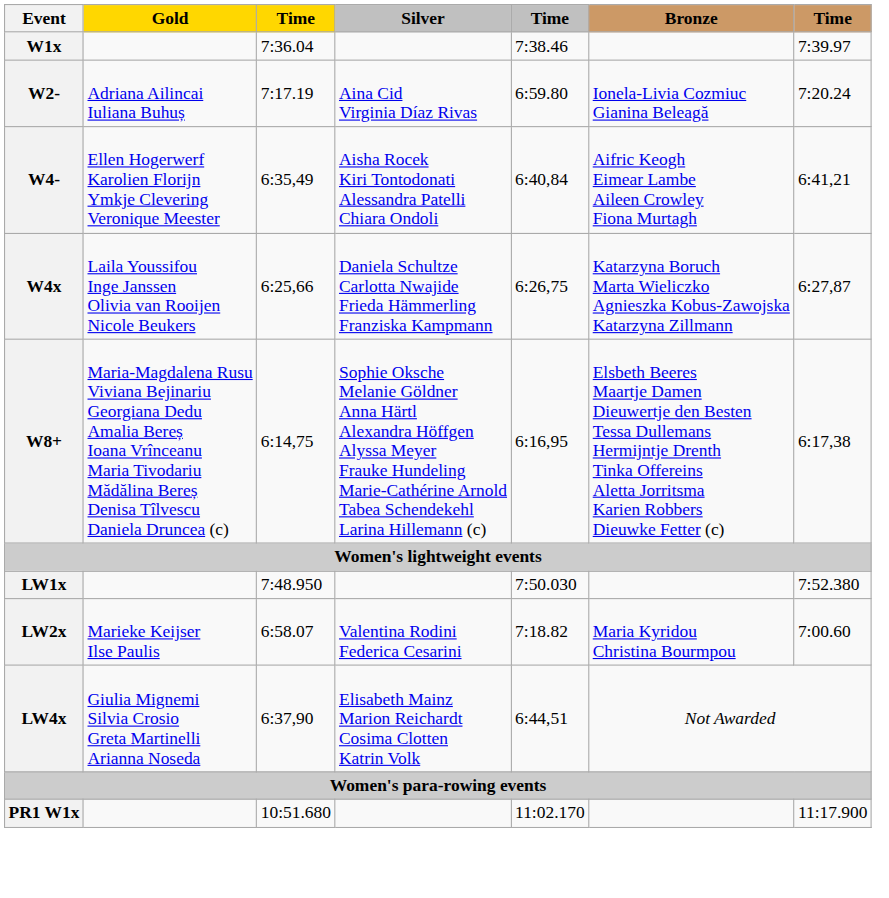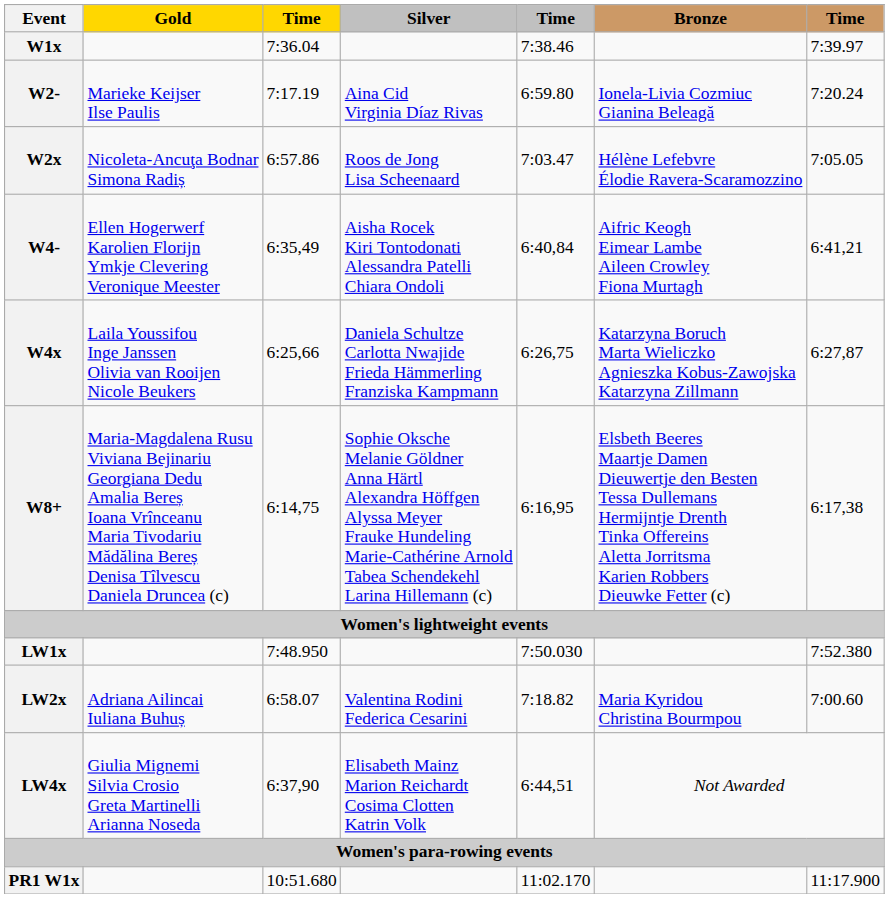(145, 103) Adriana Ailincai Iuliana Buhuș -> (144, 103) Marieke Keijser Ilse Paulis
+ row: (44, 160)
(144, 641) Marieke Keijser Ilse Paulis -> (145, 708) Adriana Ailincai Iuliana Buhuș
